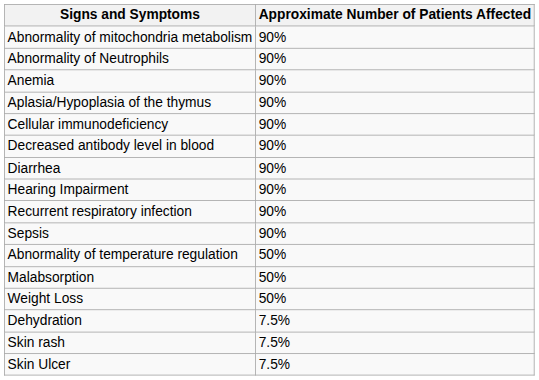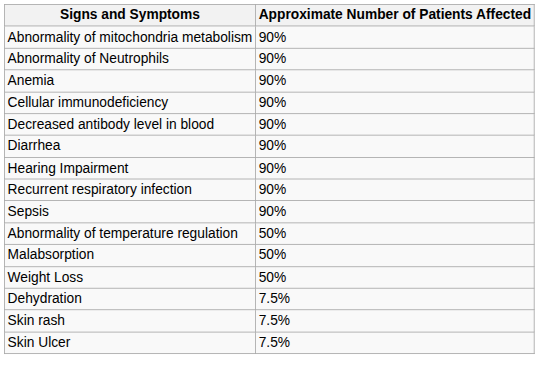- row: (109, 102)
